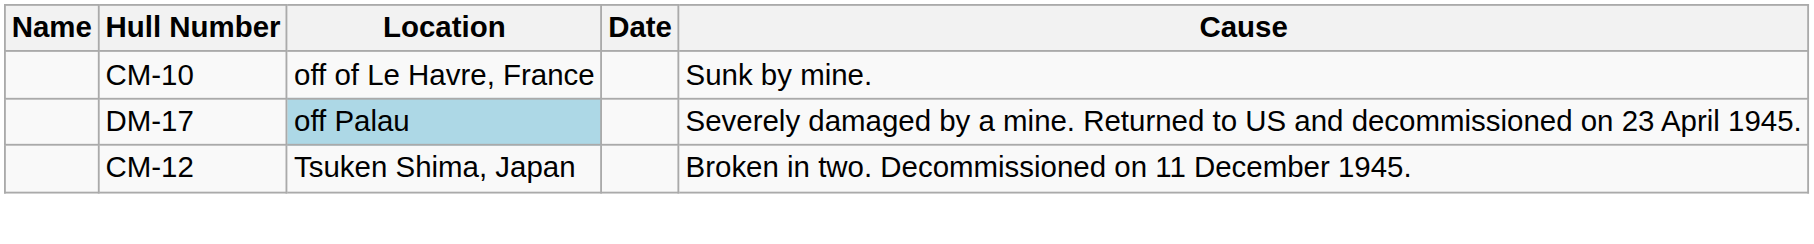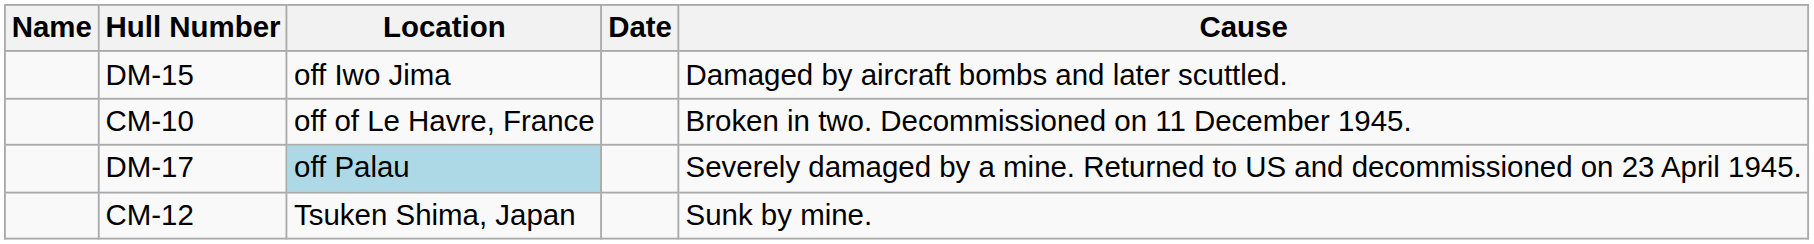+ row: (150, 74)
(779, 74) Sunk by mine. -> (1049, 121) Broken in two. Decommissioned on 11 December 1945.
(1049, 167) Broken in two. Decommissioned on 11 December 1945. -> (779, 214) Sunk by mine.
